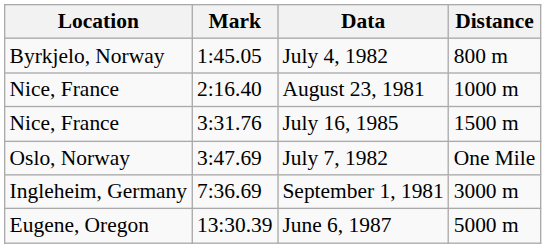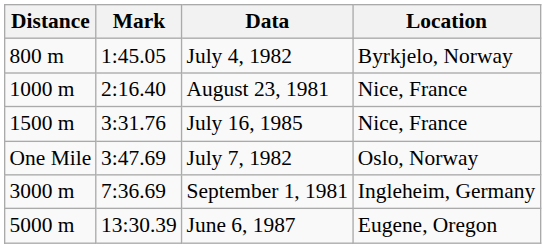columns swapped: (494, 21) <-> (98, 21)
